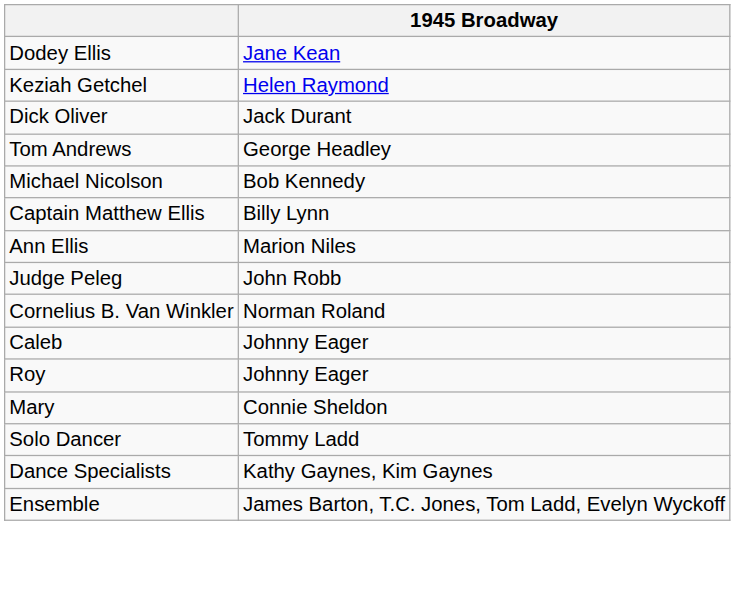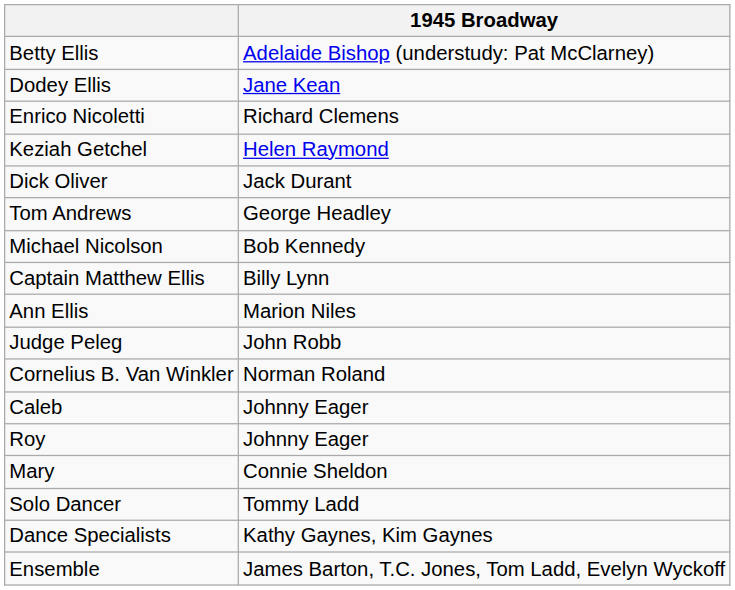+ row: (54, 52)
+ row: (77, 117)
